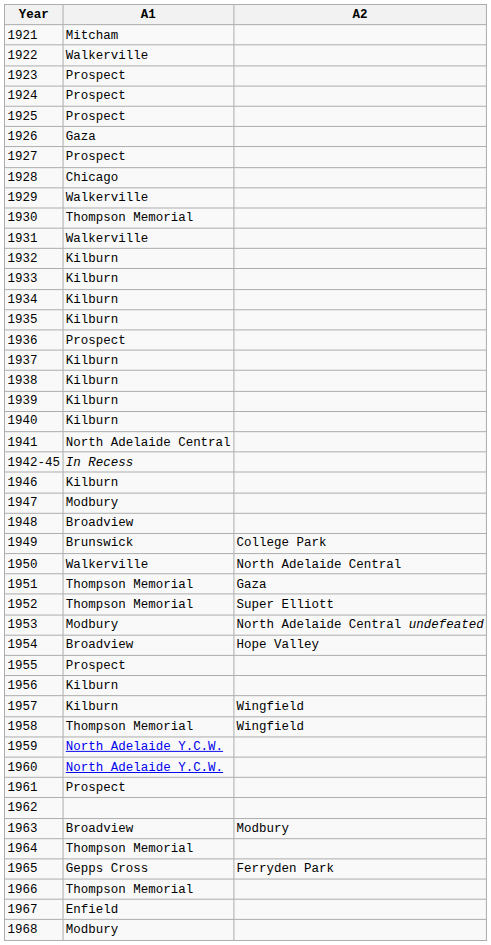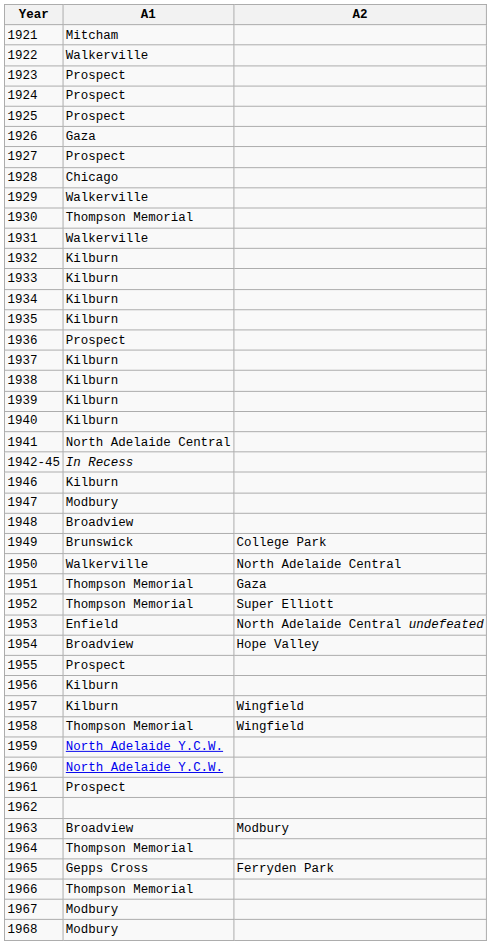(92, 625) Modbury -> (92, 625) Enfield
(92, 910) Enfield -> (92, 910) Modbury
